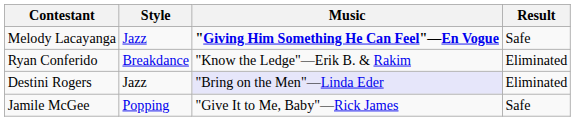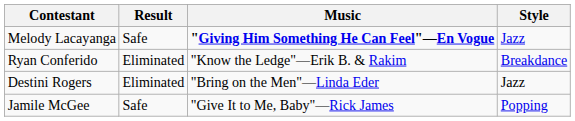columns swapped: (156, 15) <-> (536, 15)
(290, 82) lavender background -> (285, 82) no background
